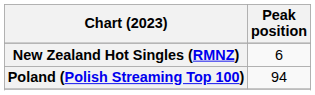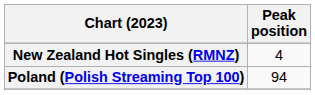(279, 54) 6 -> (279, 54) 4
